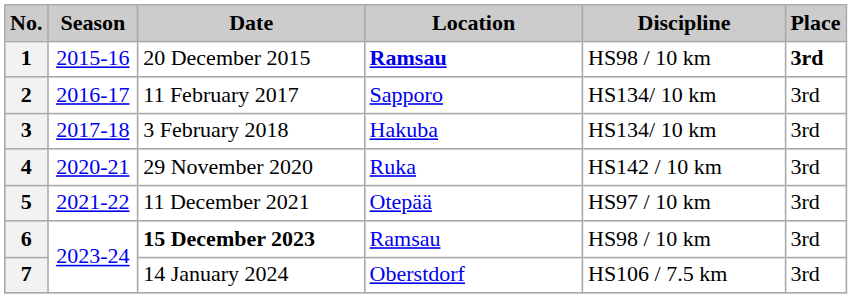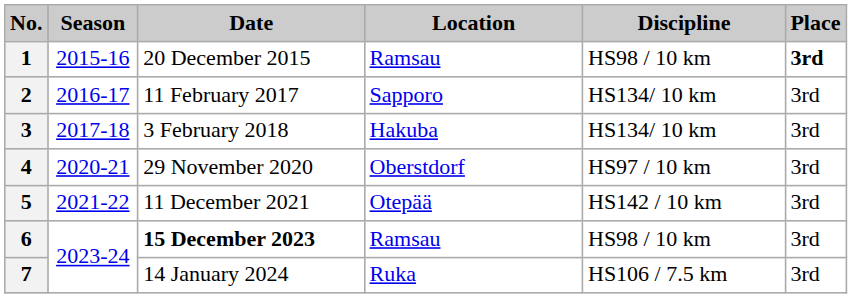(408, 58) bold -> (405, 58) normal
(393, 166) Ruka -> (417, 166) Oberstdorf
(655, 166) HS142 / 10 km -> (649, 166) HS97 / 10 km
(649, 202) HS97 / 10 km -> (655, 202) HS142 / 10 km
(417, 274) Oberstdorf -> (393, 274) Ruka
